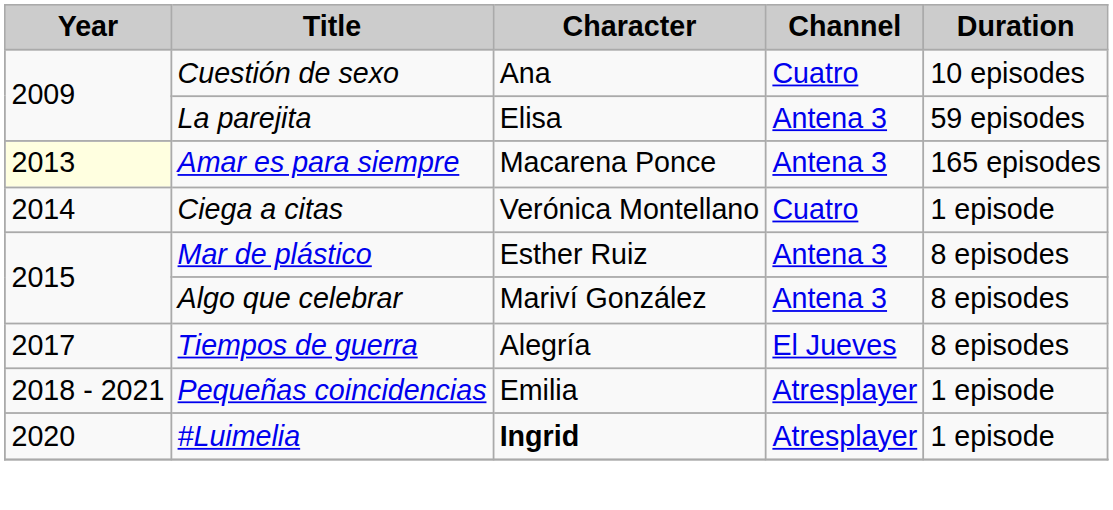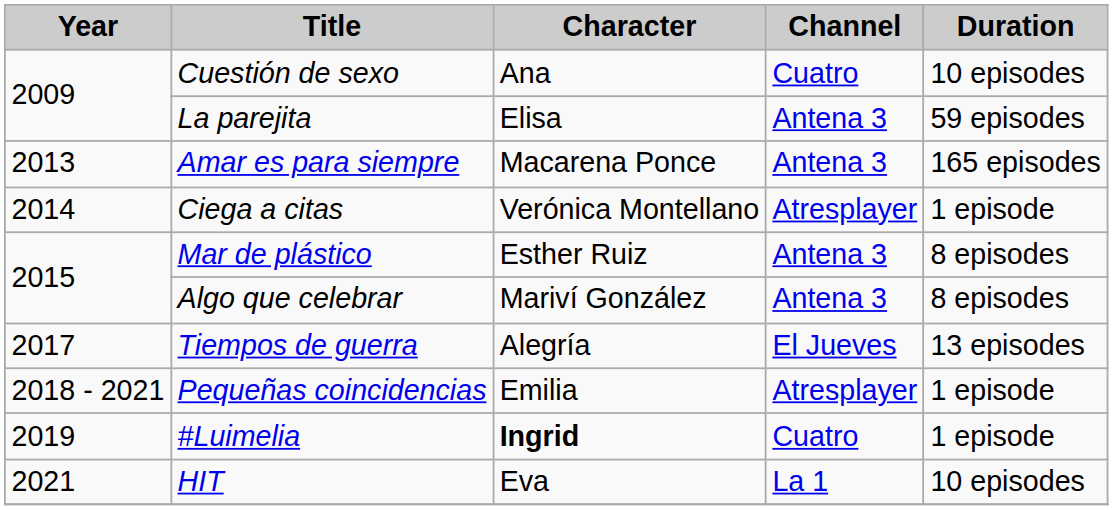(43, 163) lightyellow background -> (43, 163) no background
(815, 208) Cuatro -> (845, 208) Atresplayer
(1000, 345) 8 episodes -> (1008, 345) 13 episodes
(43, 436) 2020 -> (43, 436) 2019
(845, 436) Atresplayer -> (815, 436) Cuatro
+ row: (201, 481)
